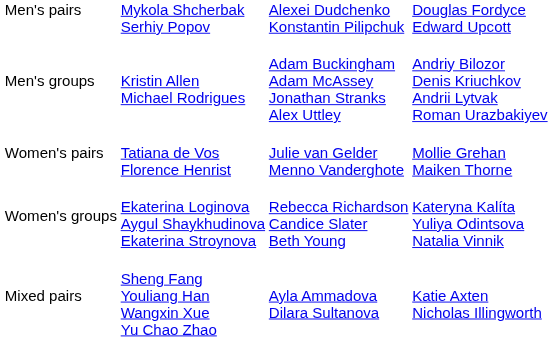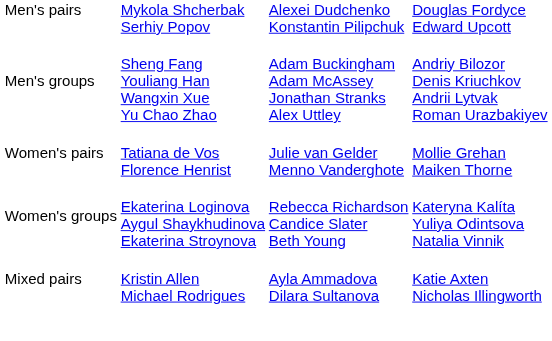(183, 90) Kristin Allen Michael Rodrigues -> (169, 90) Sheng Fang Youliang Han Wangxin Xue Yu Chao Zhao
(169, 304) Sheng Fang Youliang Han Wangxin Xue Yu Chao Zhao -> (183, 287) Kristin Allen Michael Rodrigues
